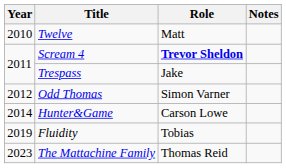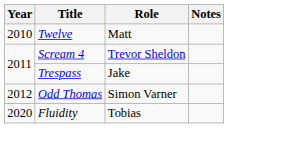(202, 53) bold -> (147, 53) normal
- row: (75, 113)
(20, 133) 2019 -> (20, 113) 2020
- row: (97, 152)
